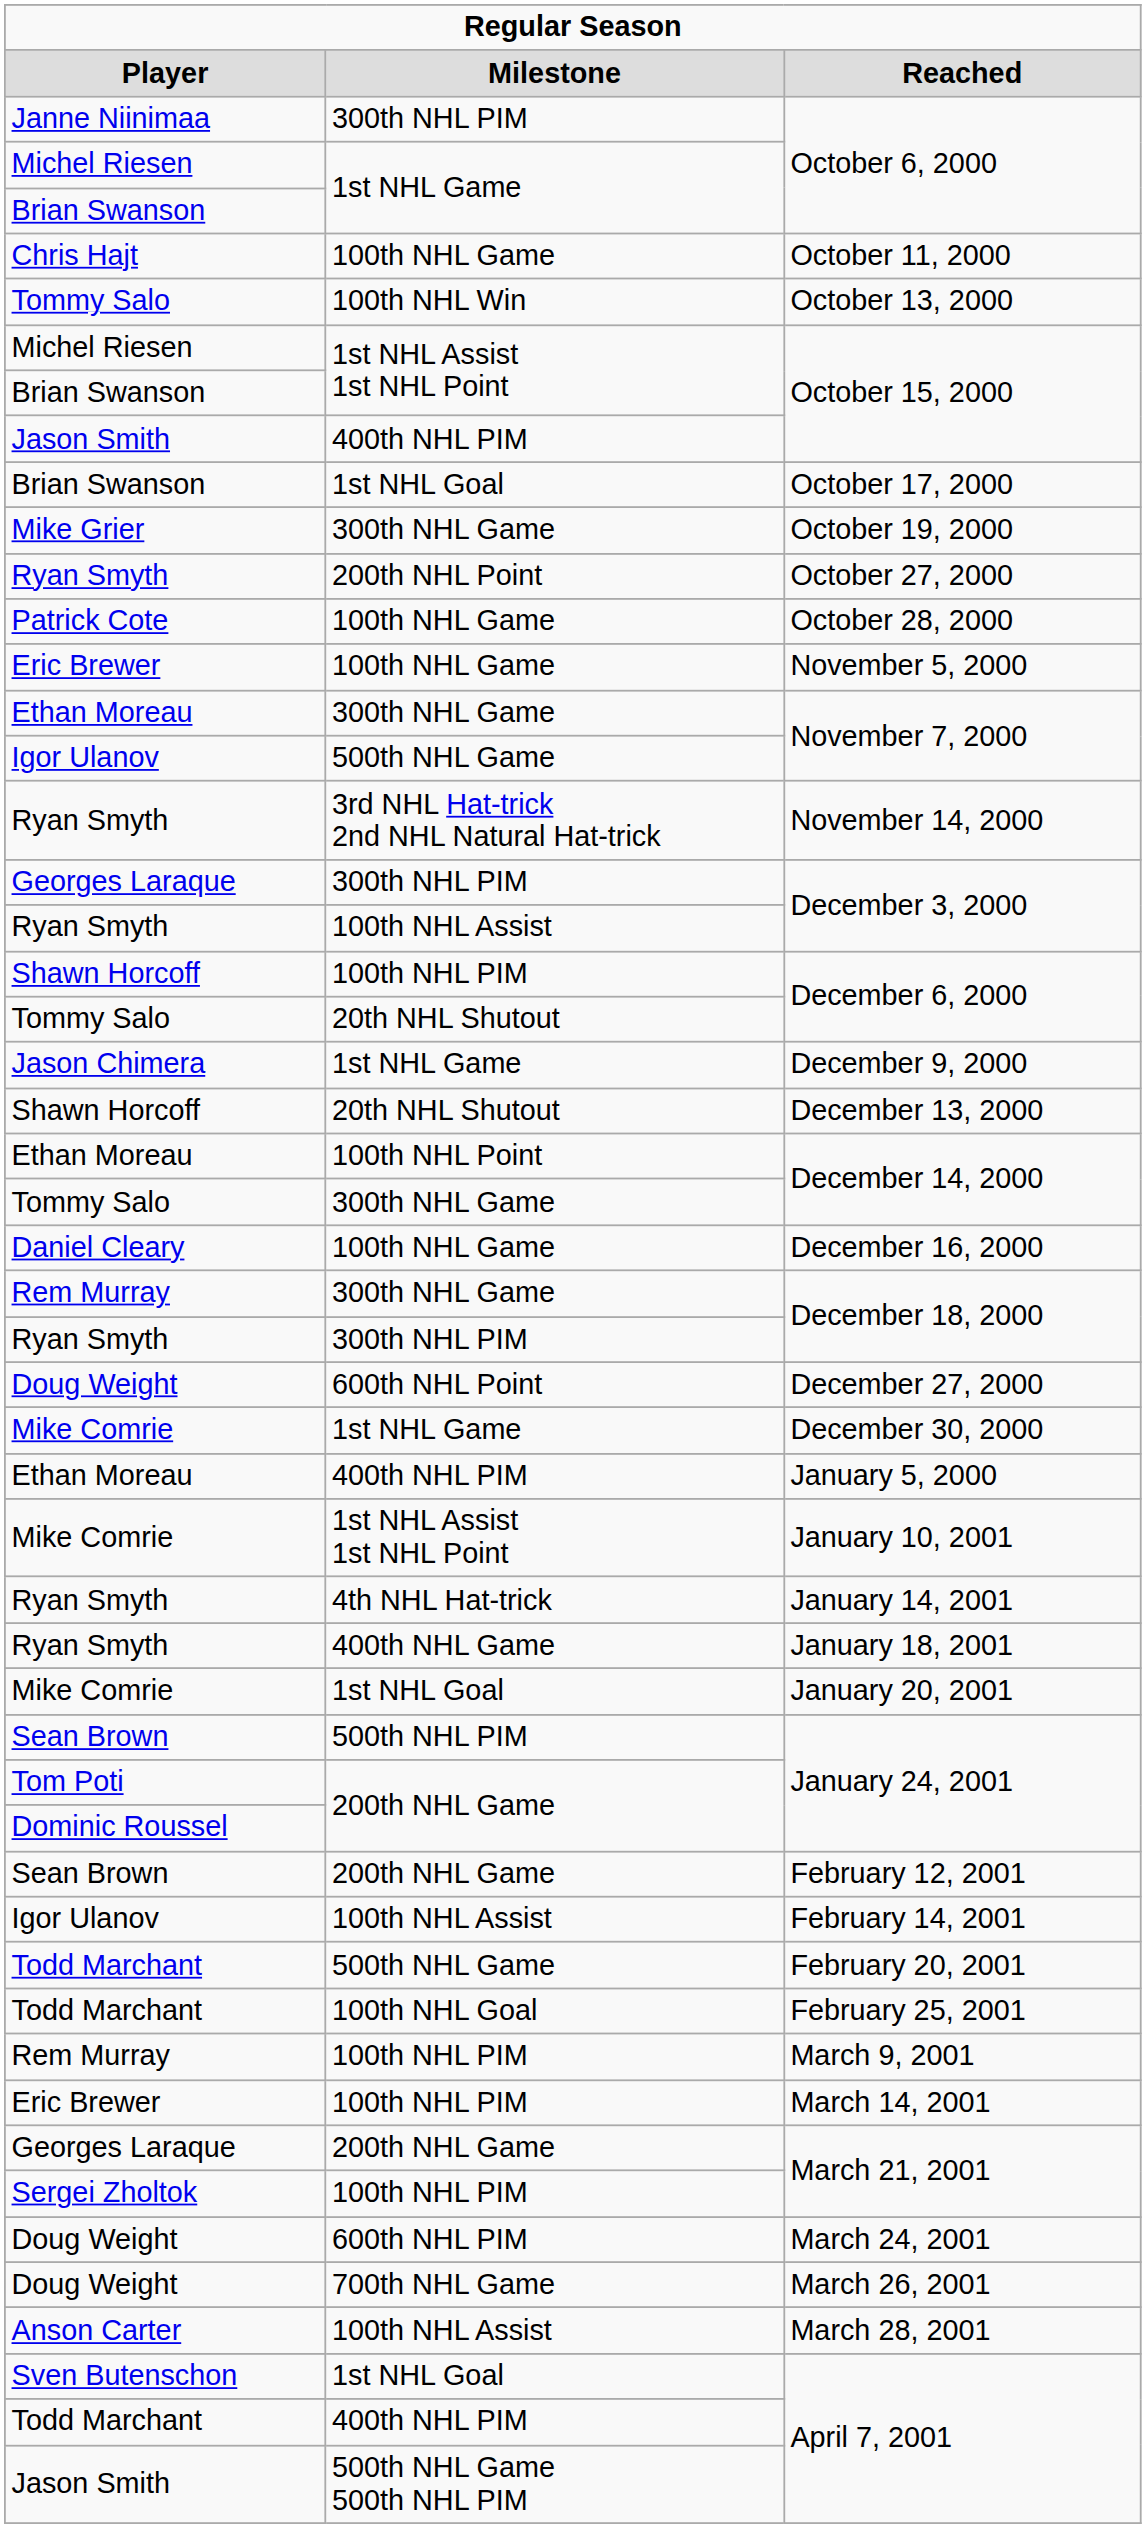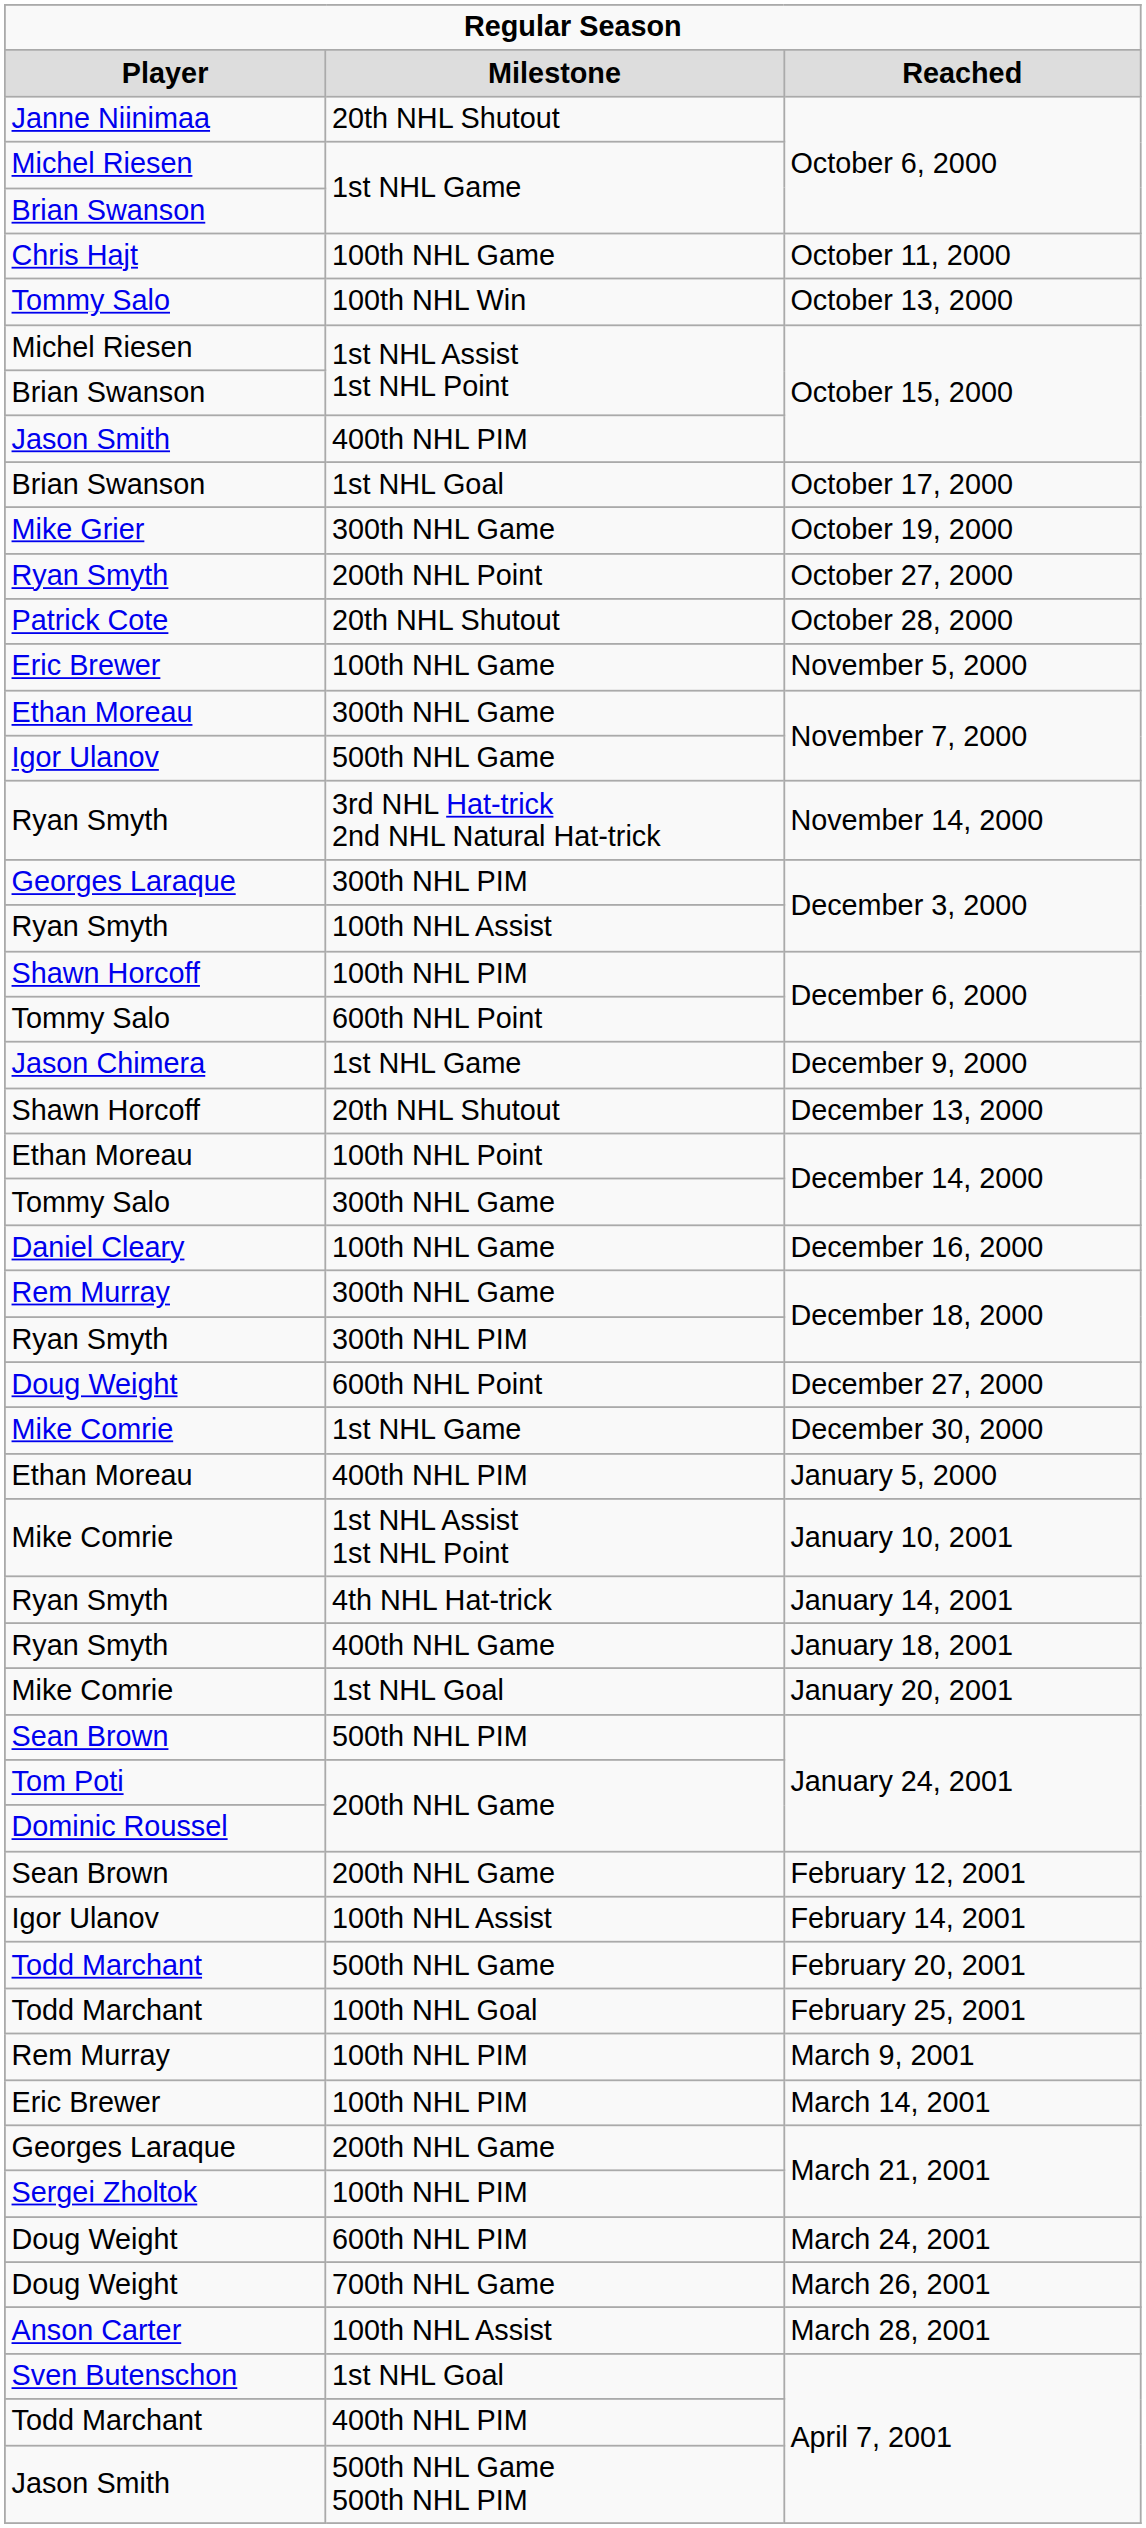(430, 118) 300th NHL PIM -> (446, 118) 20th NHL Shutout
(444, 621) 100th NHL Game -> (446, 621) 20th NHL Shutout
(446, 1018) 20th NHL Shutout -> (437, 1018) 600th NHL Point
